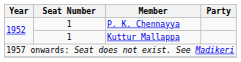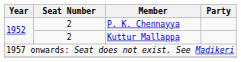(69, 24) 1 -> (69, 24) 2
(69, 37) 1 -> (69, 37) 2
